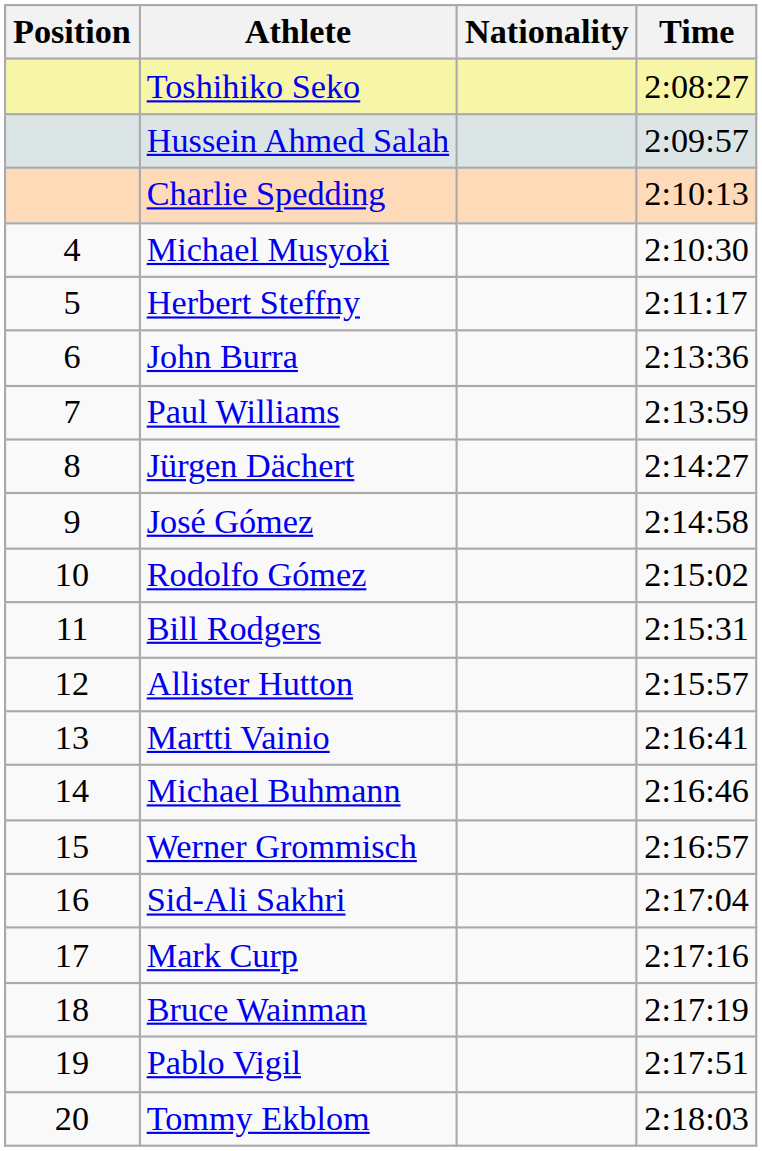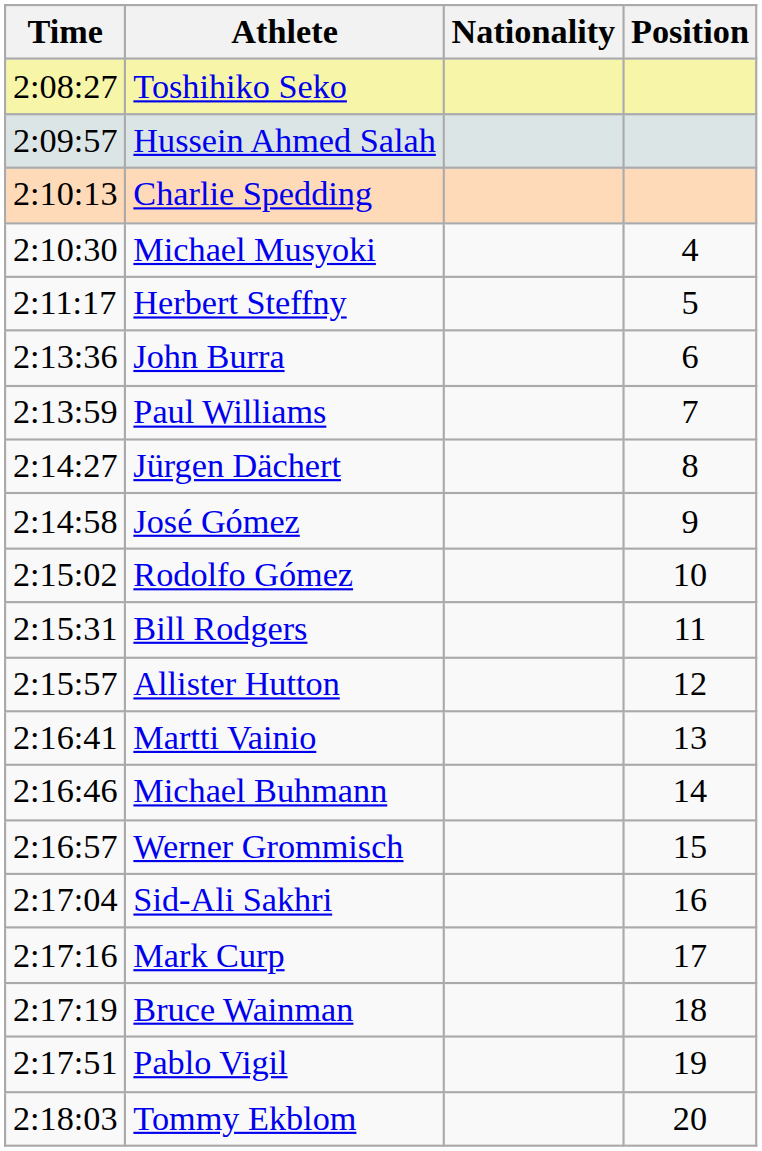columns swapped: (72, 31) <-> (697, 31)
